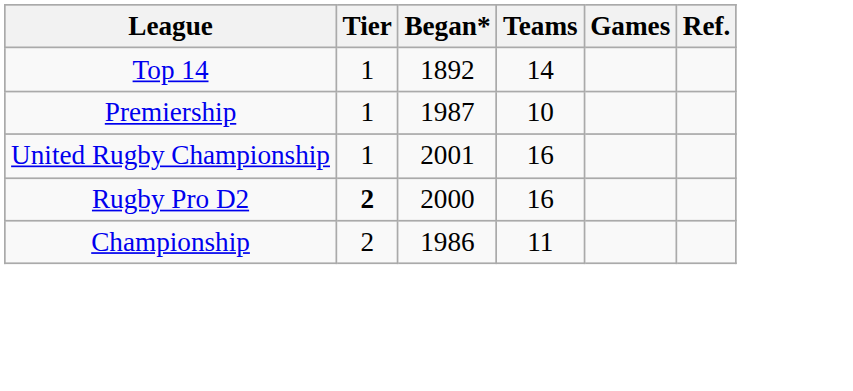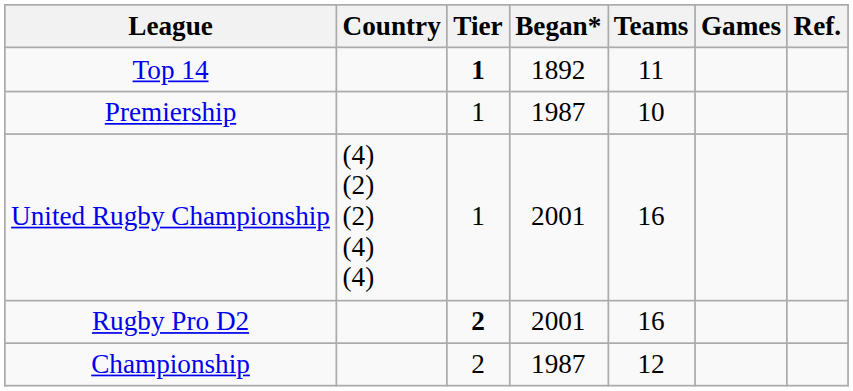+ column: (392, 26)
(367, 69) normal -> (478, 69) bold
(540, 69) 14 -> (651, 69) 11
(447, 198) 2000 -> (558, 321) 2001
(447, 241) 1986 -> (558, 364) 1987
(540, 241) 11 -> (651, 364) 12
